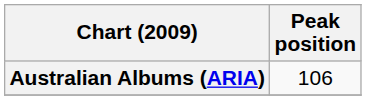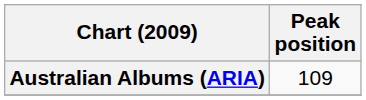(315, 77) 106 -> (315, 77) 109
